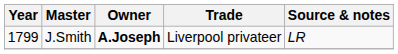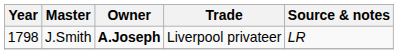(23, 37) 1799 -> (23, 37) 1798
